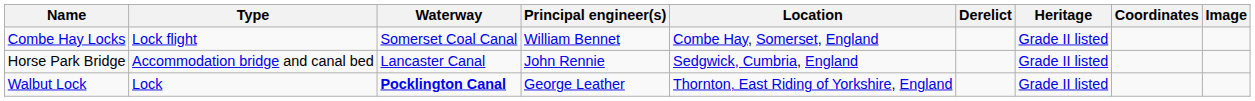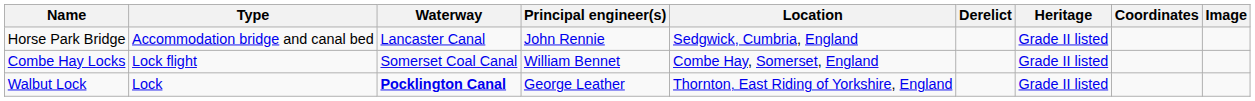rows swapped: (67, 61) <-> (67, 38)
